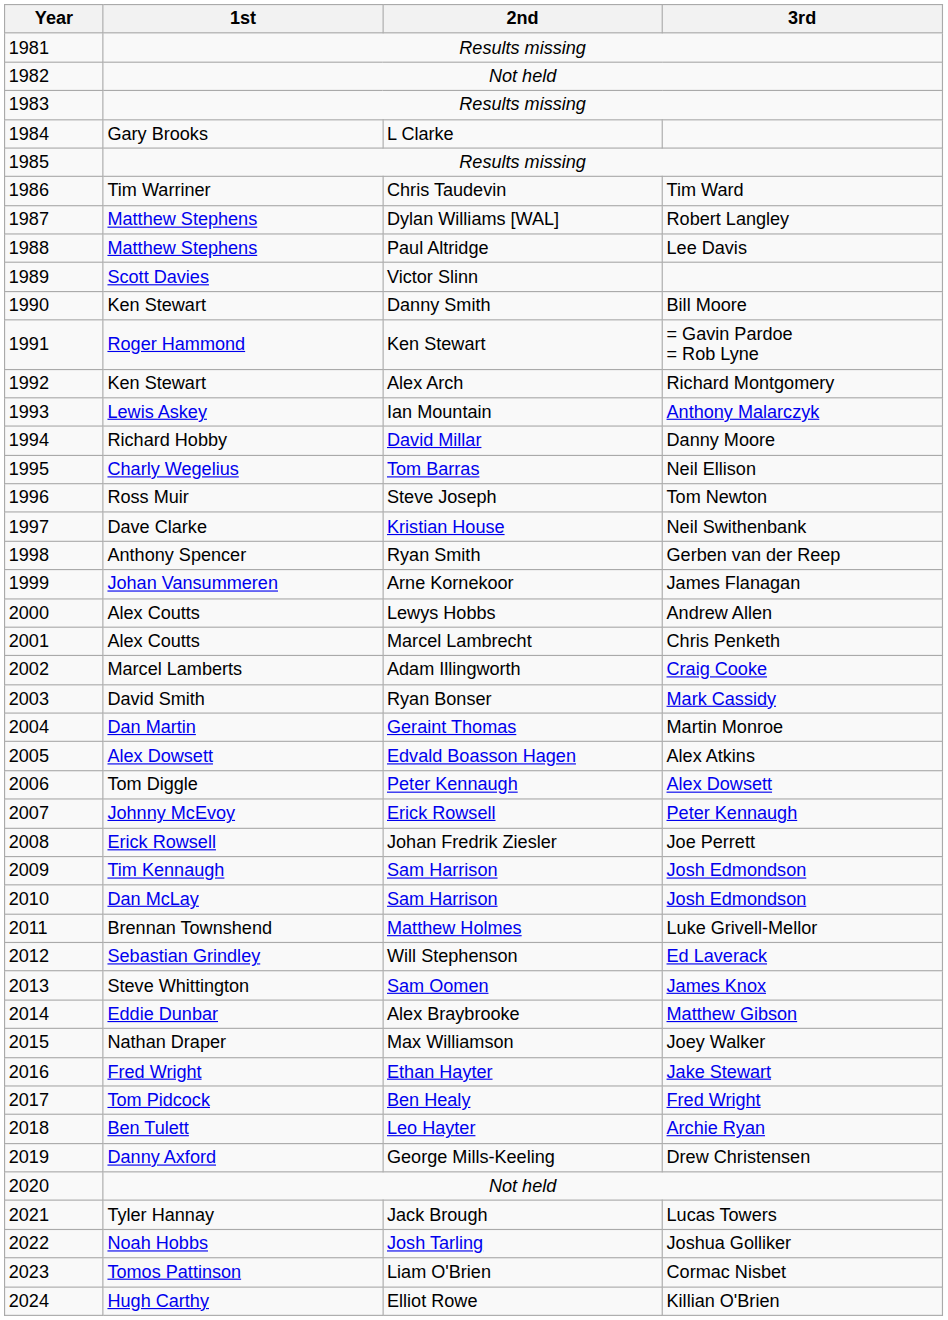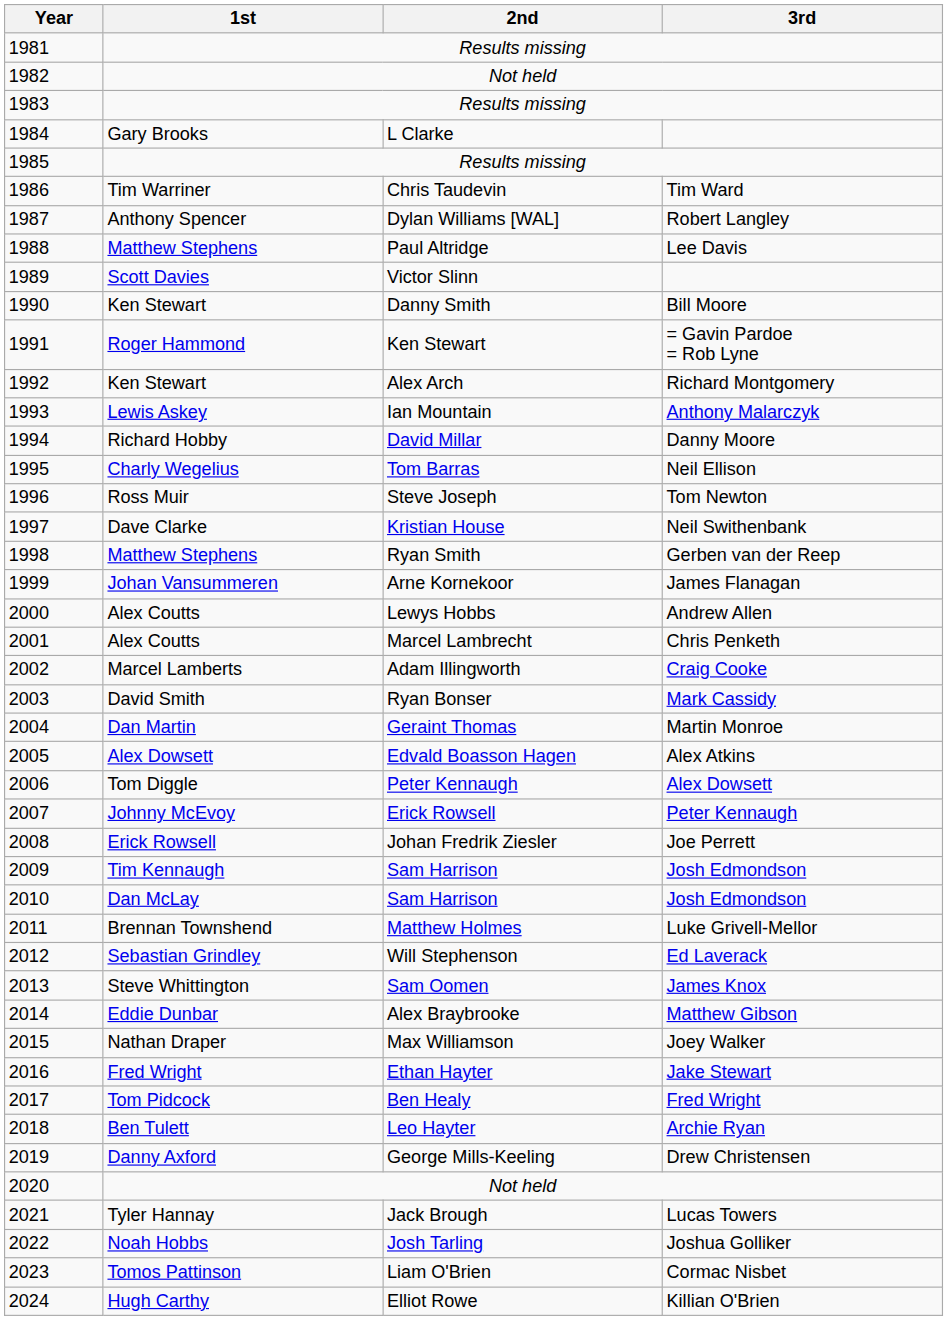(182, 219) Matthew Stephens -> (177, 219) Anthony Spencer
(177, 555) Anthony Spencer -> (182, 555) Matthew Stephens
